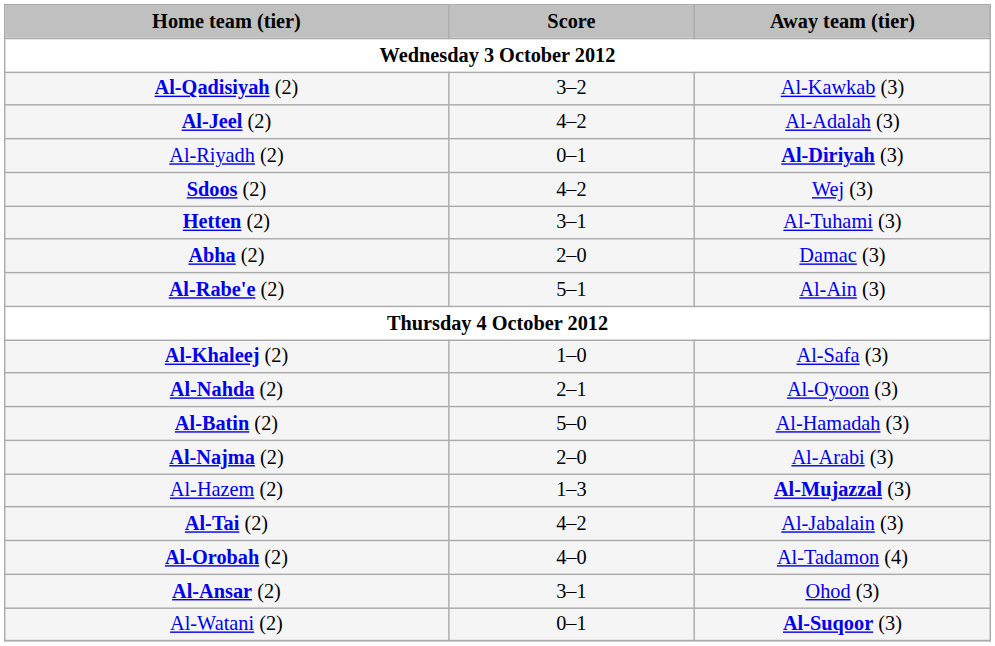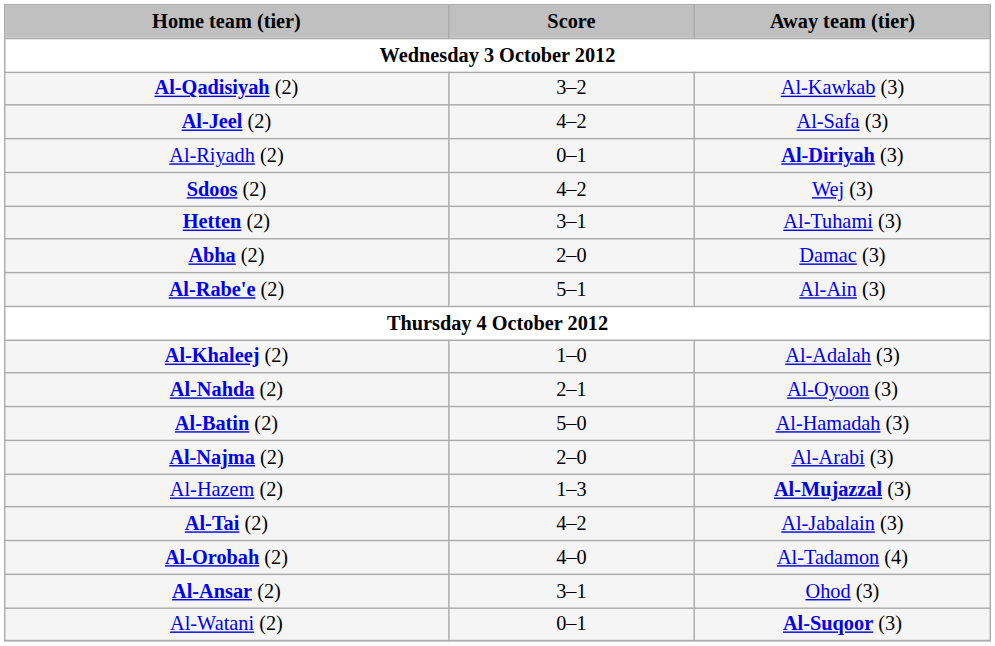(842, 122) Al-Adalah (3) -> (842, 122) Al-Safa (3)
(842, 356) Al-Safa (3) -> (842, 356) Al-Adalah (3)
